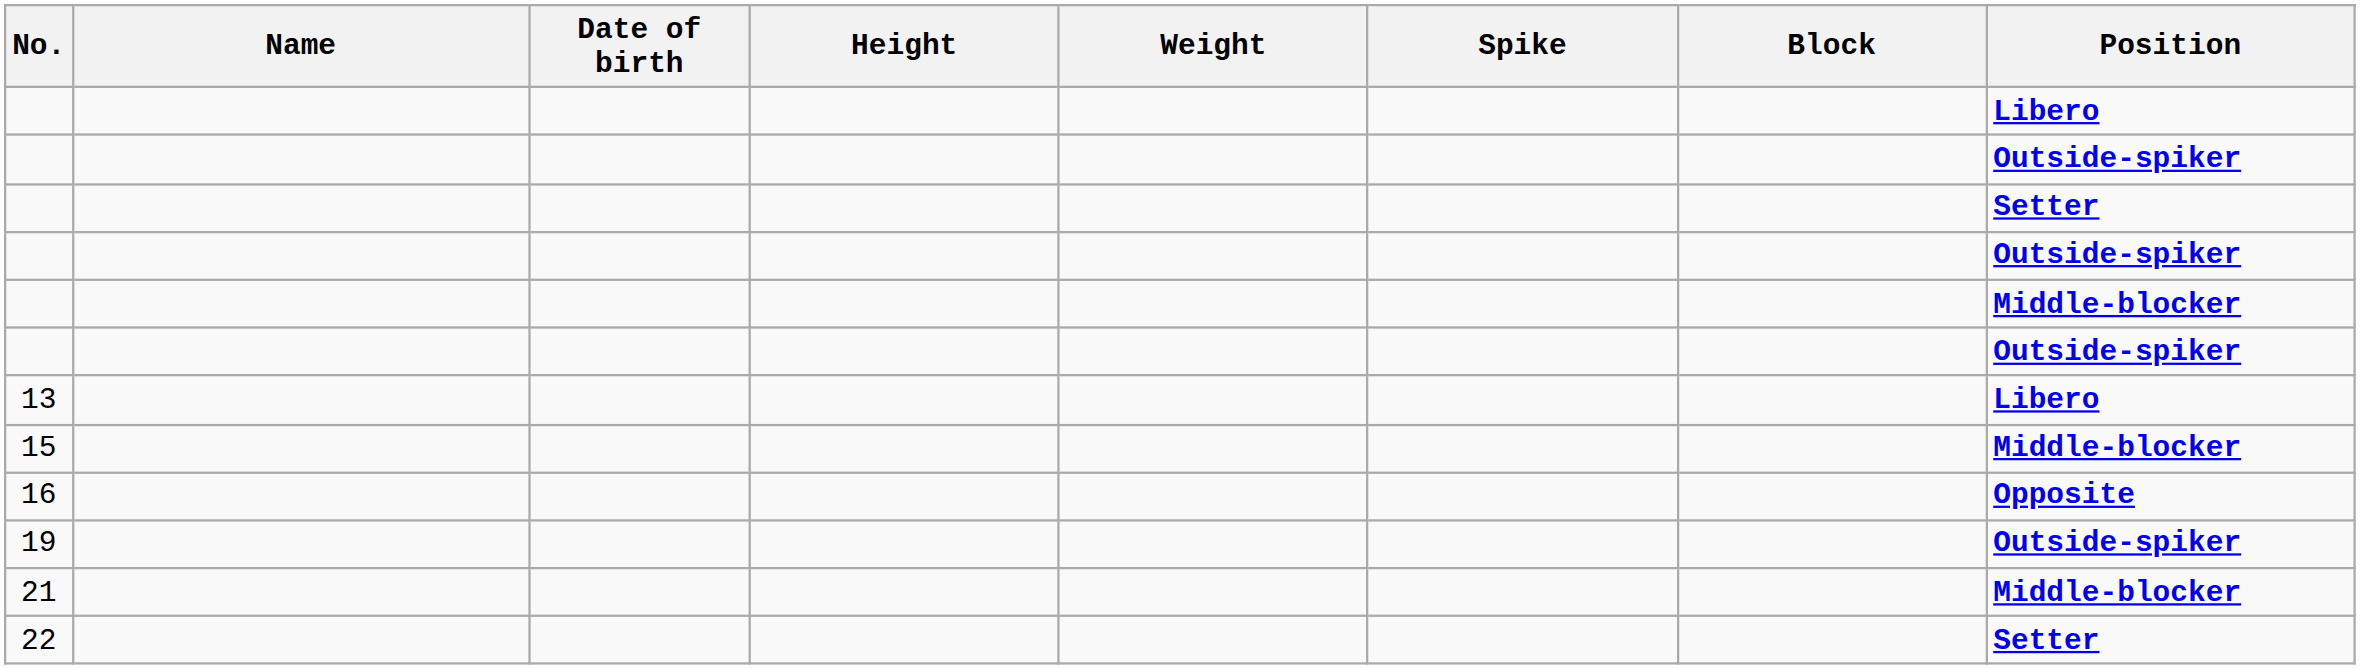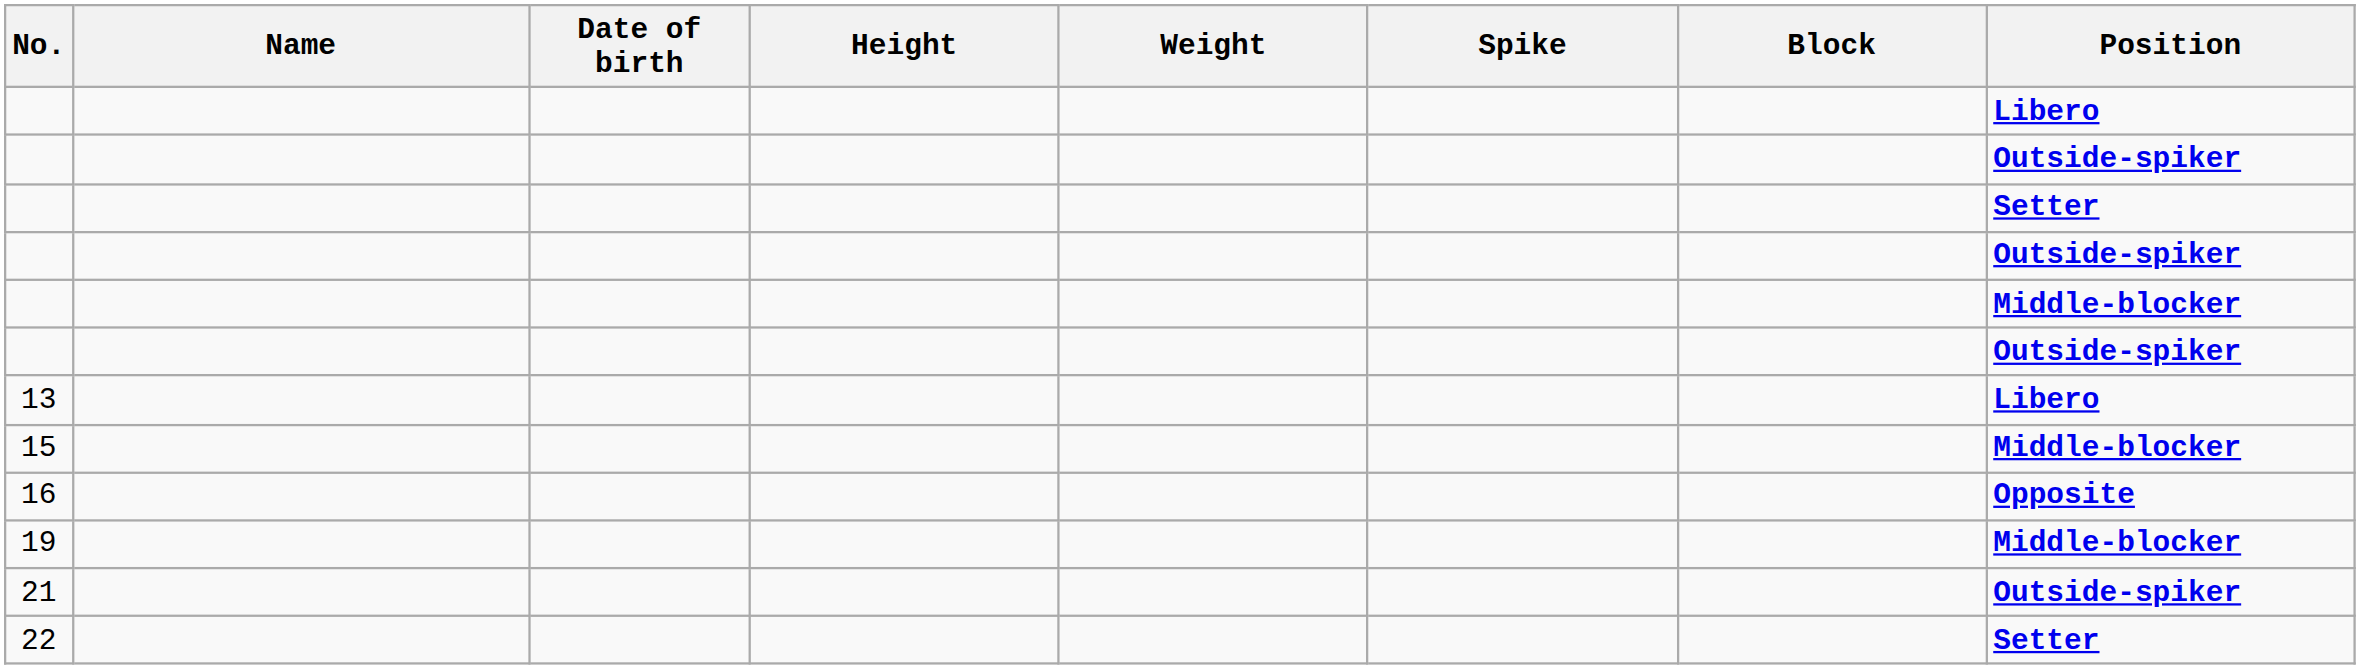(2117, 544) Outside-spiker -> (2117, 544) Middle-blocker
(2117, 592) Middle-blocker -> (2117, 592) Outside-spiker
